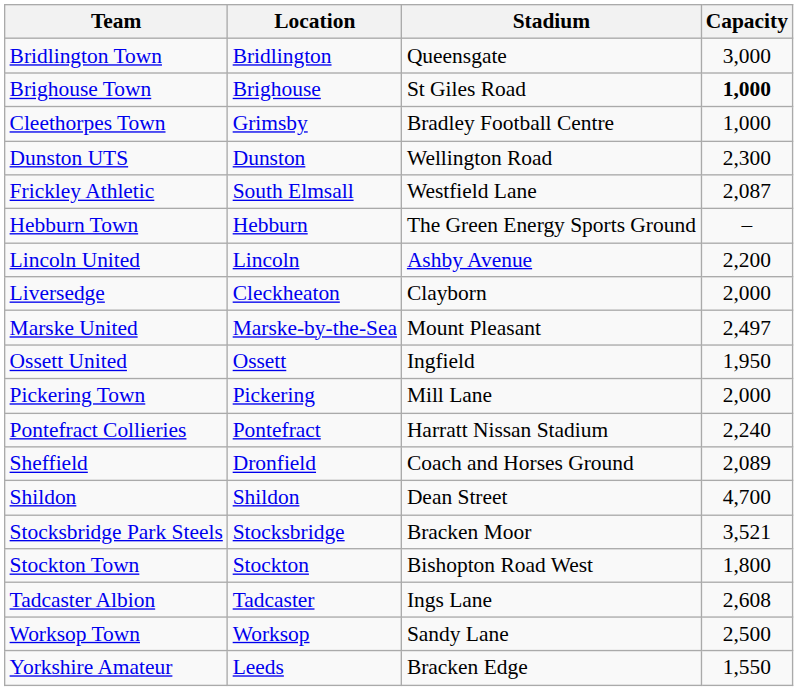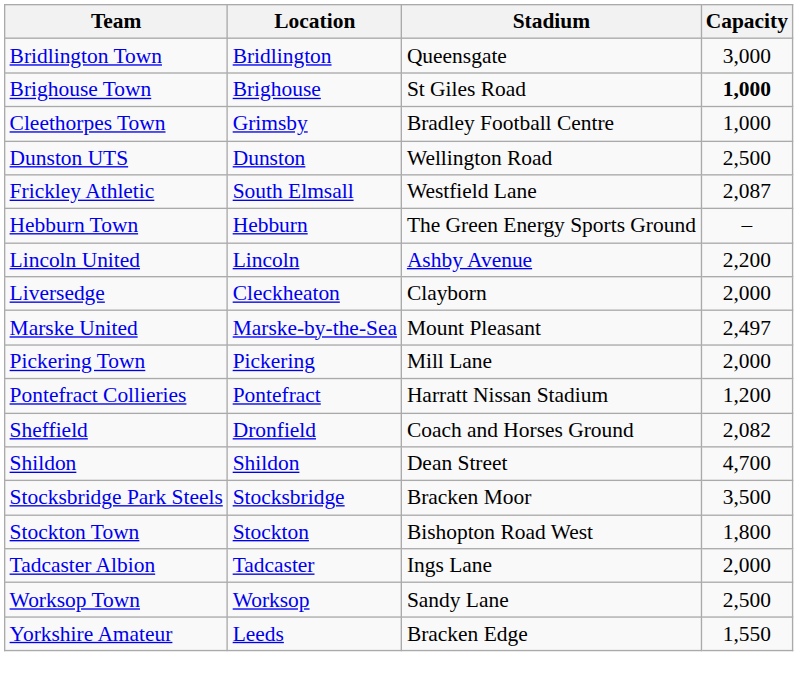(747, 157) 2,300 -> (747, 157) 2,500
- row: (68, 361)
(747, 429) 2,240 -> (747, 395) 1,200
(747, 463) 2,089 -> (747, 429) 2,082
(747, 531) 3,521 -> (747, 497) 3,500
(747, 599) 2,608 -> (747, 565) 2,000
